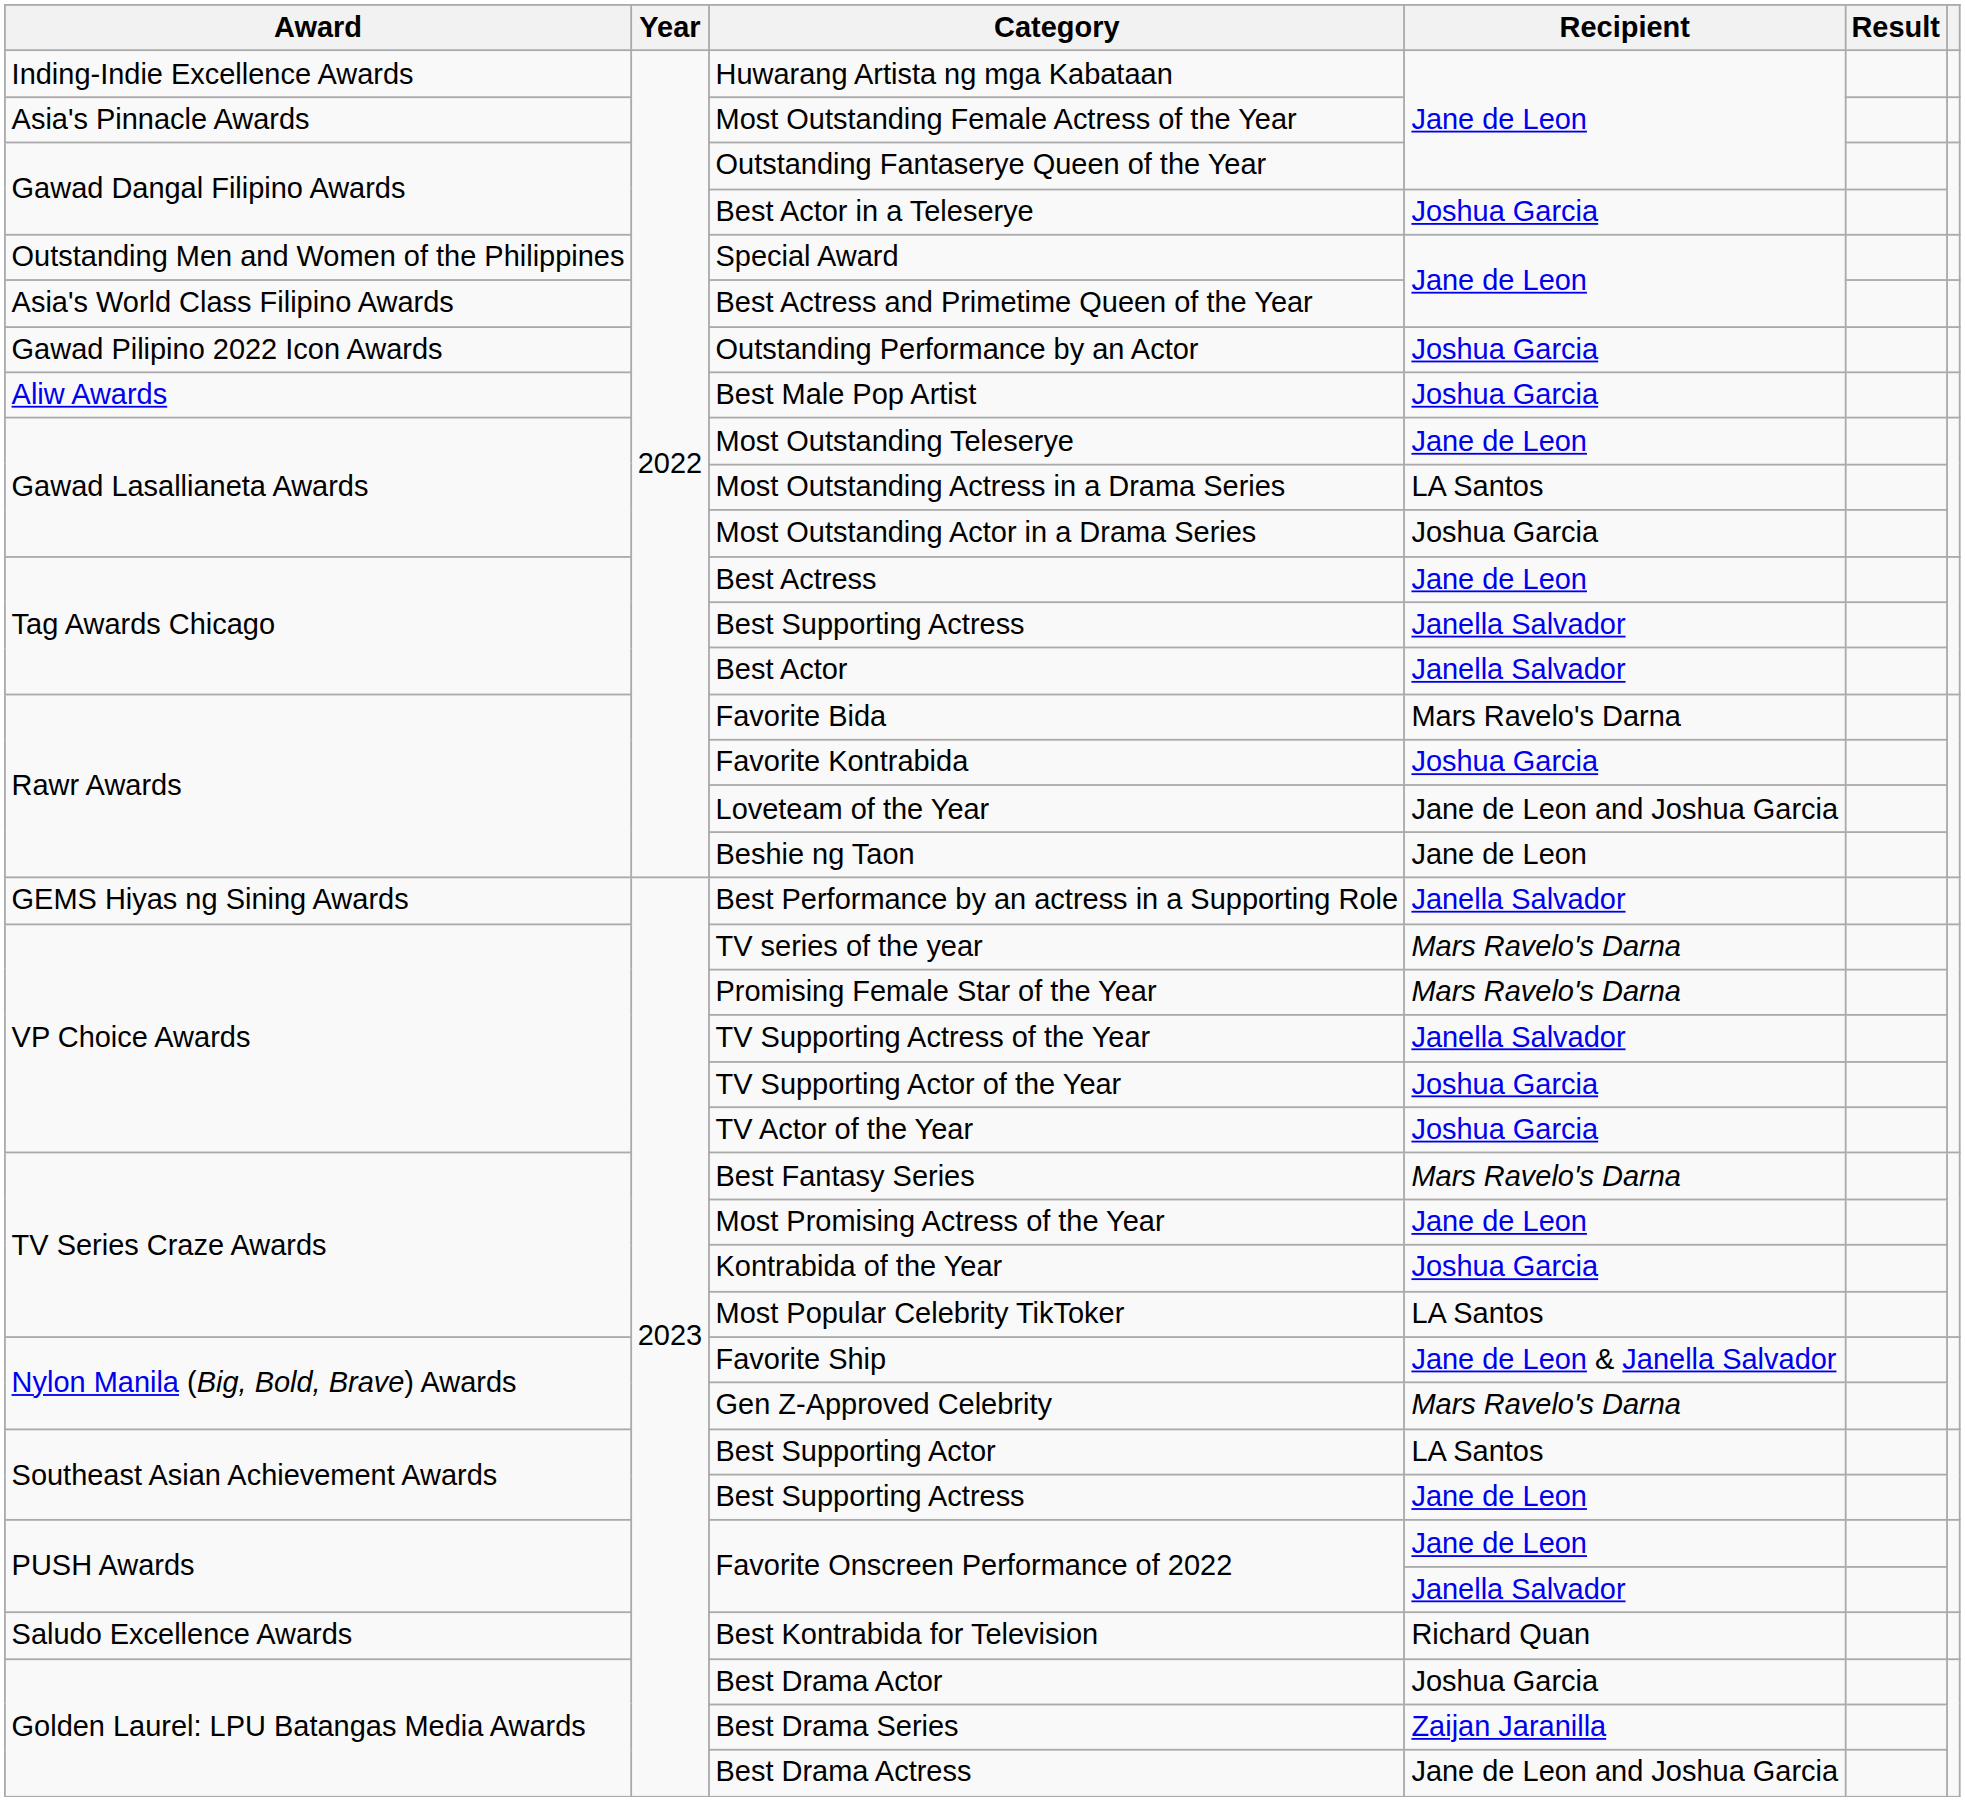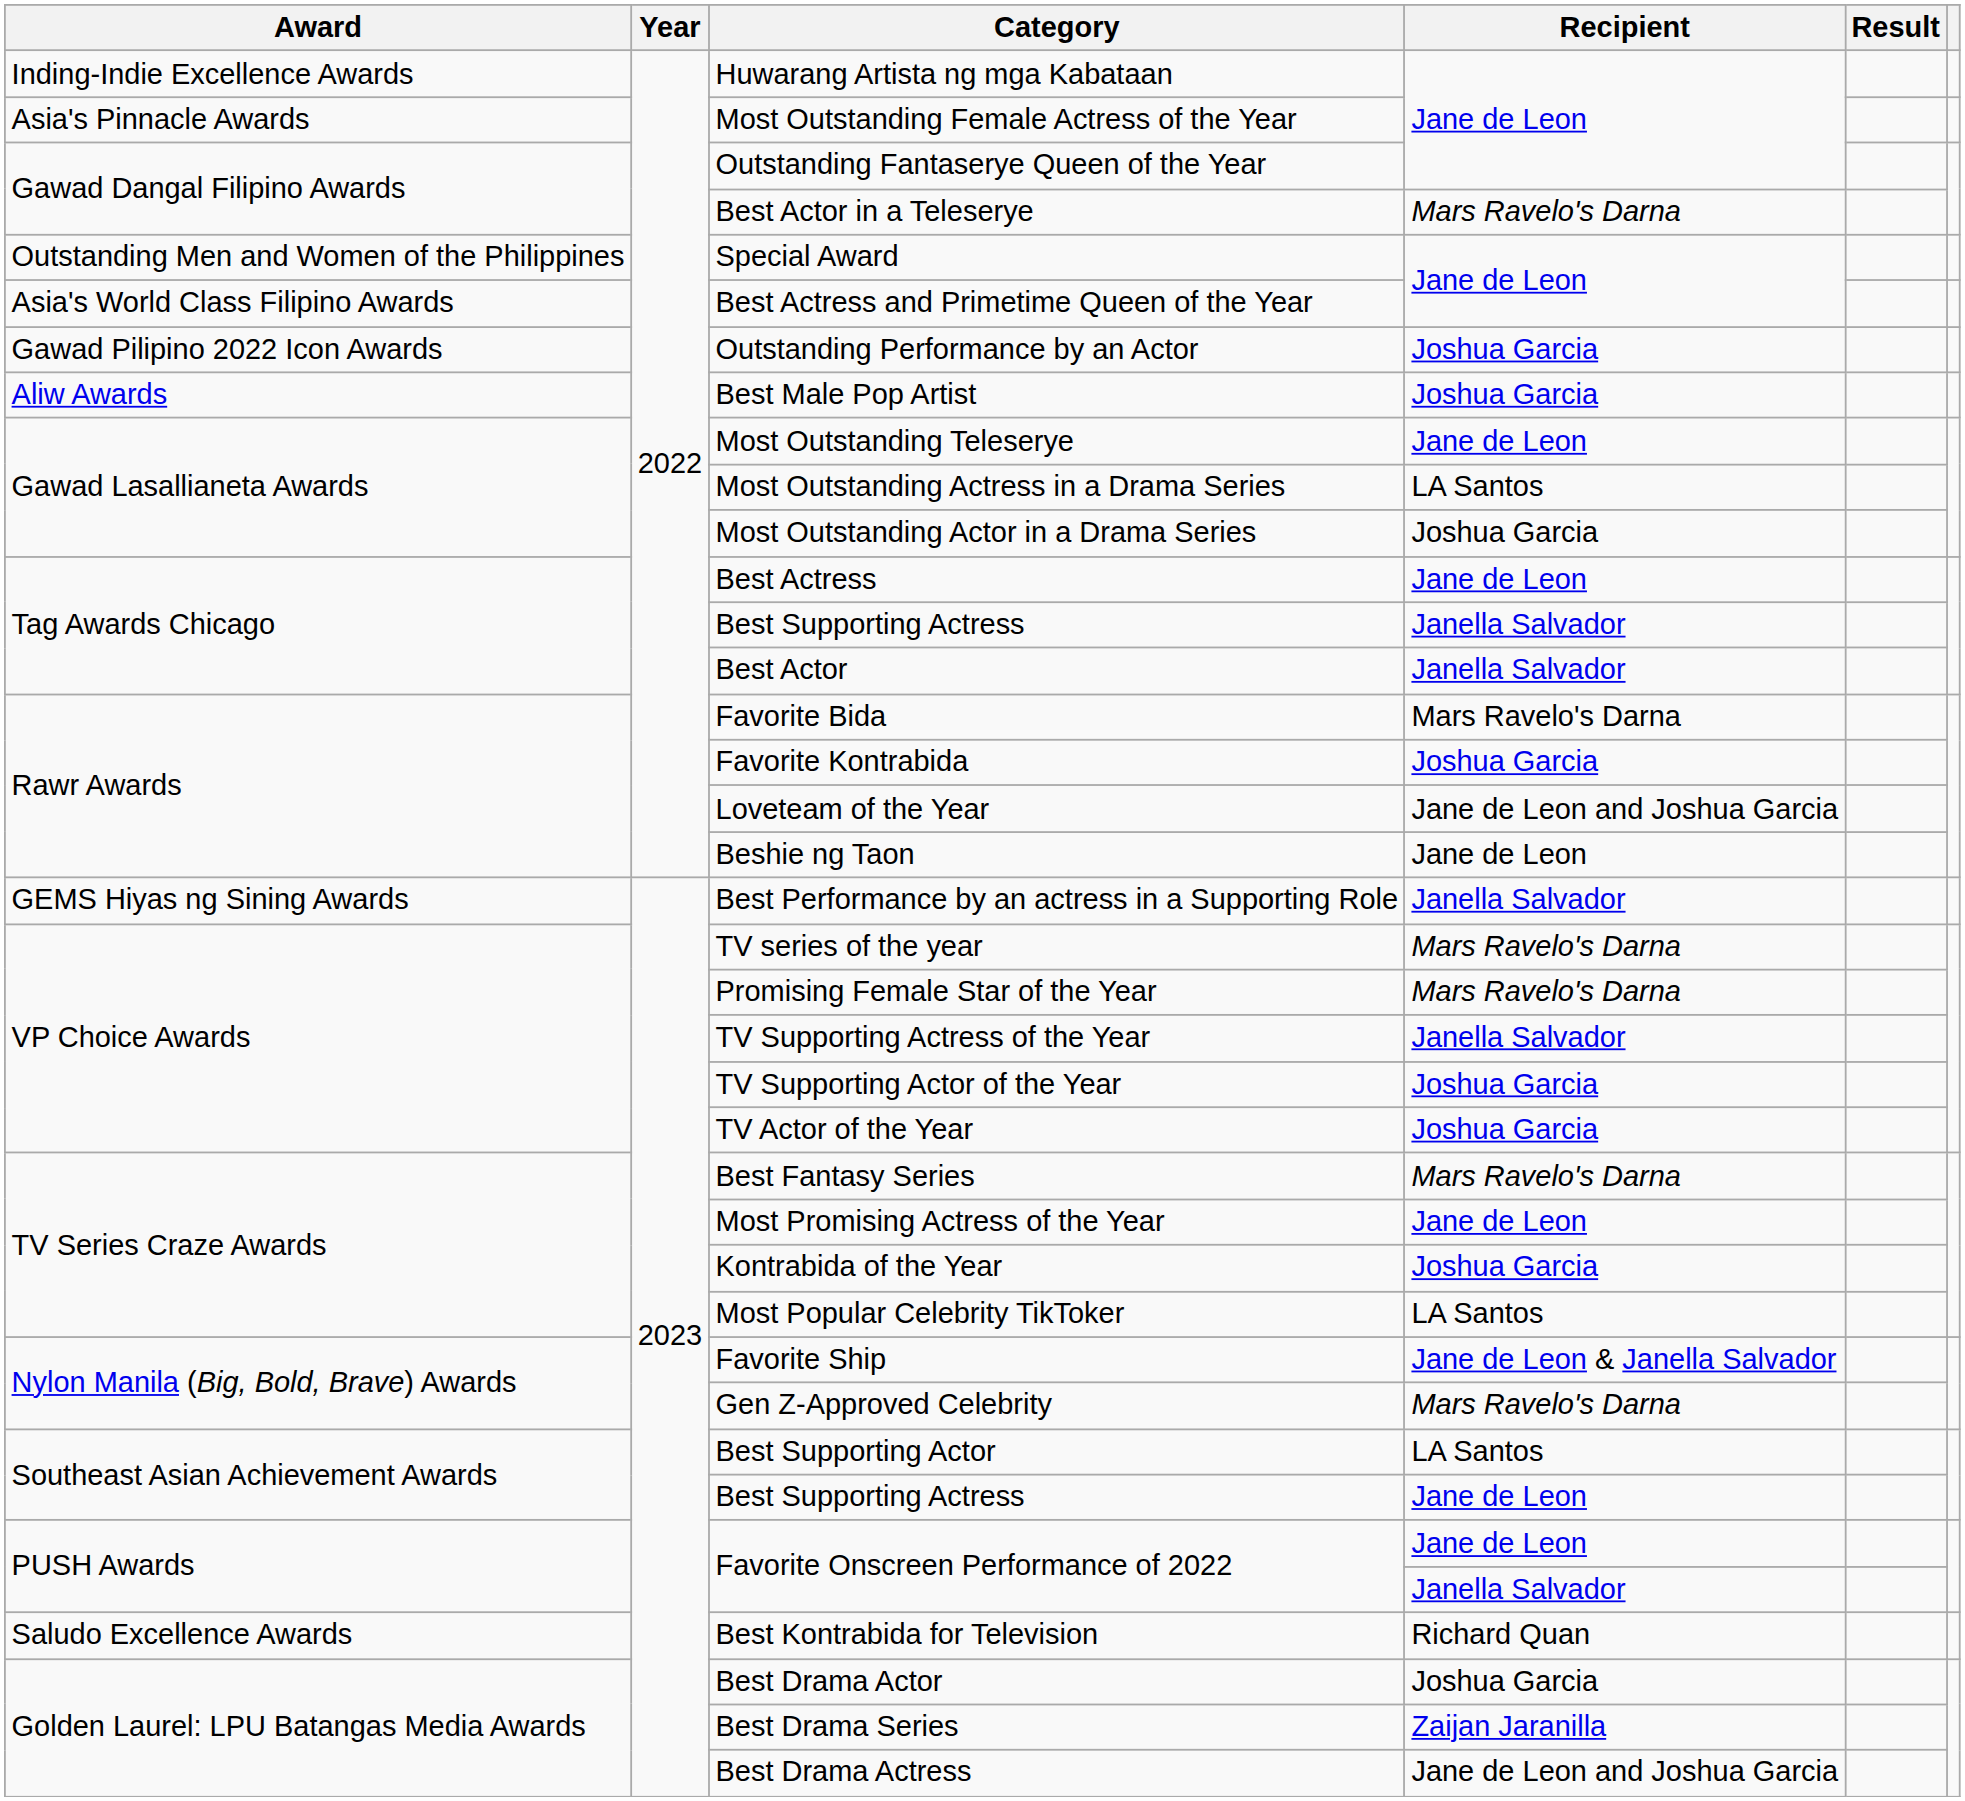(1505, 211) Joshua Garcia -> (1546, 211) Mars Ravelo's Darna
